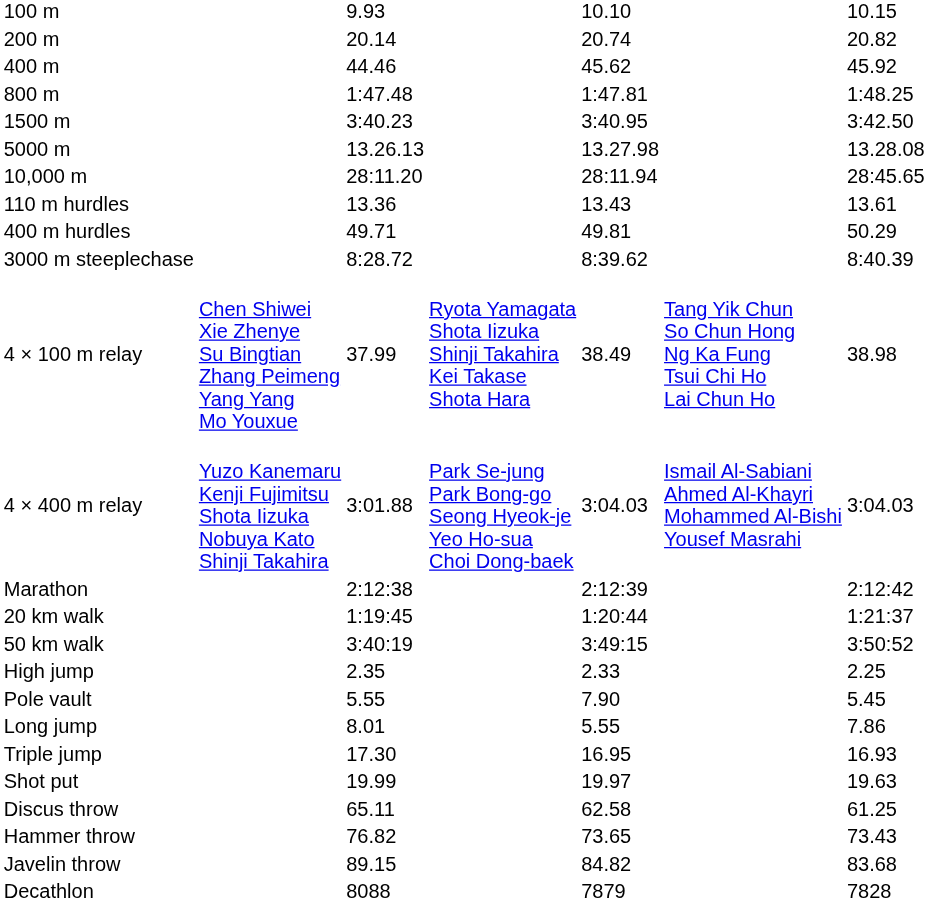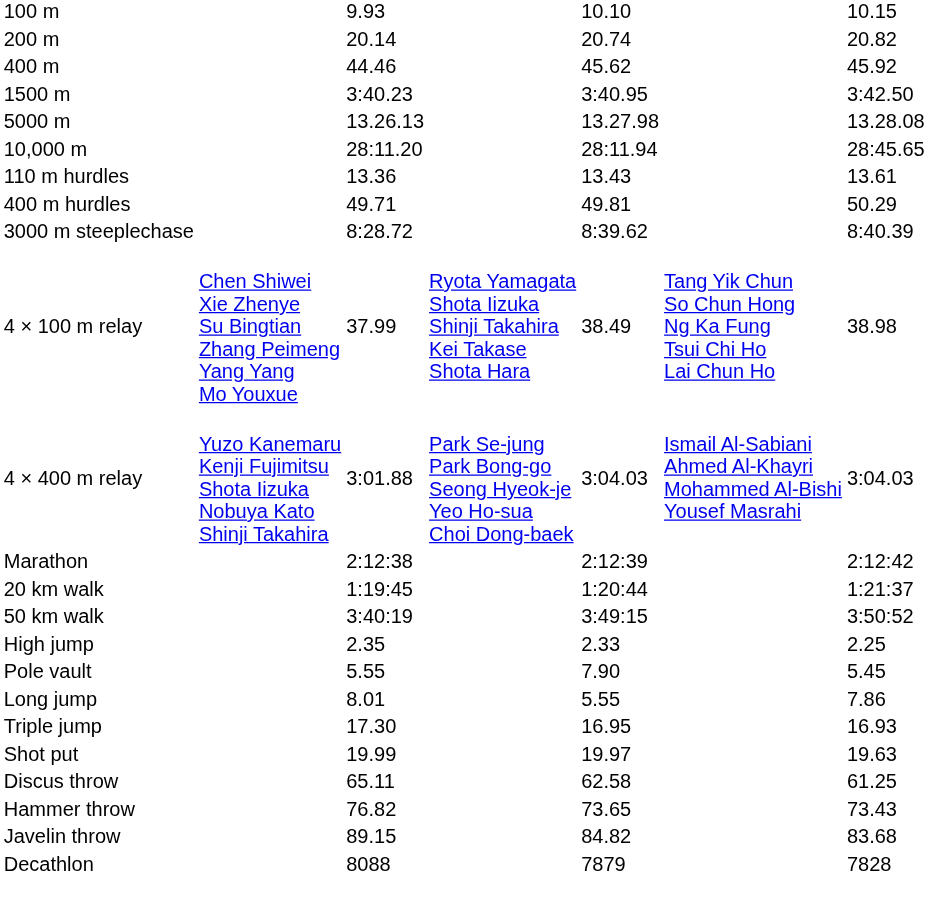- row: (32, 94)
